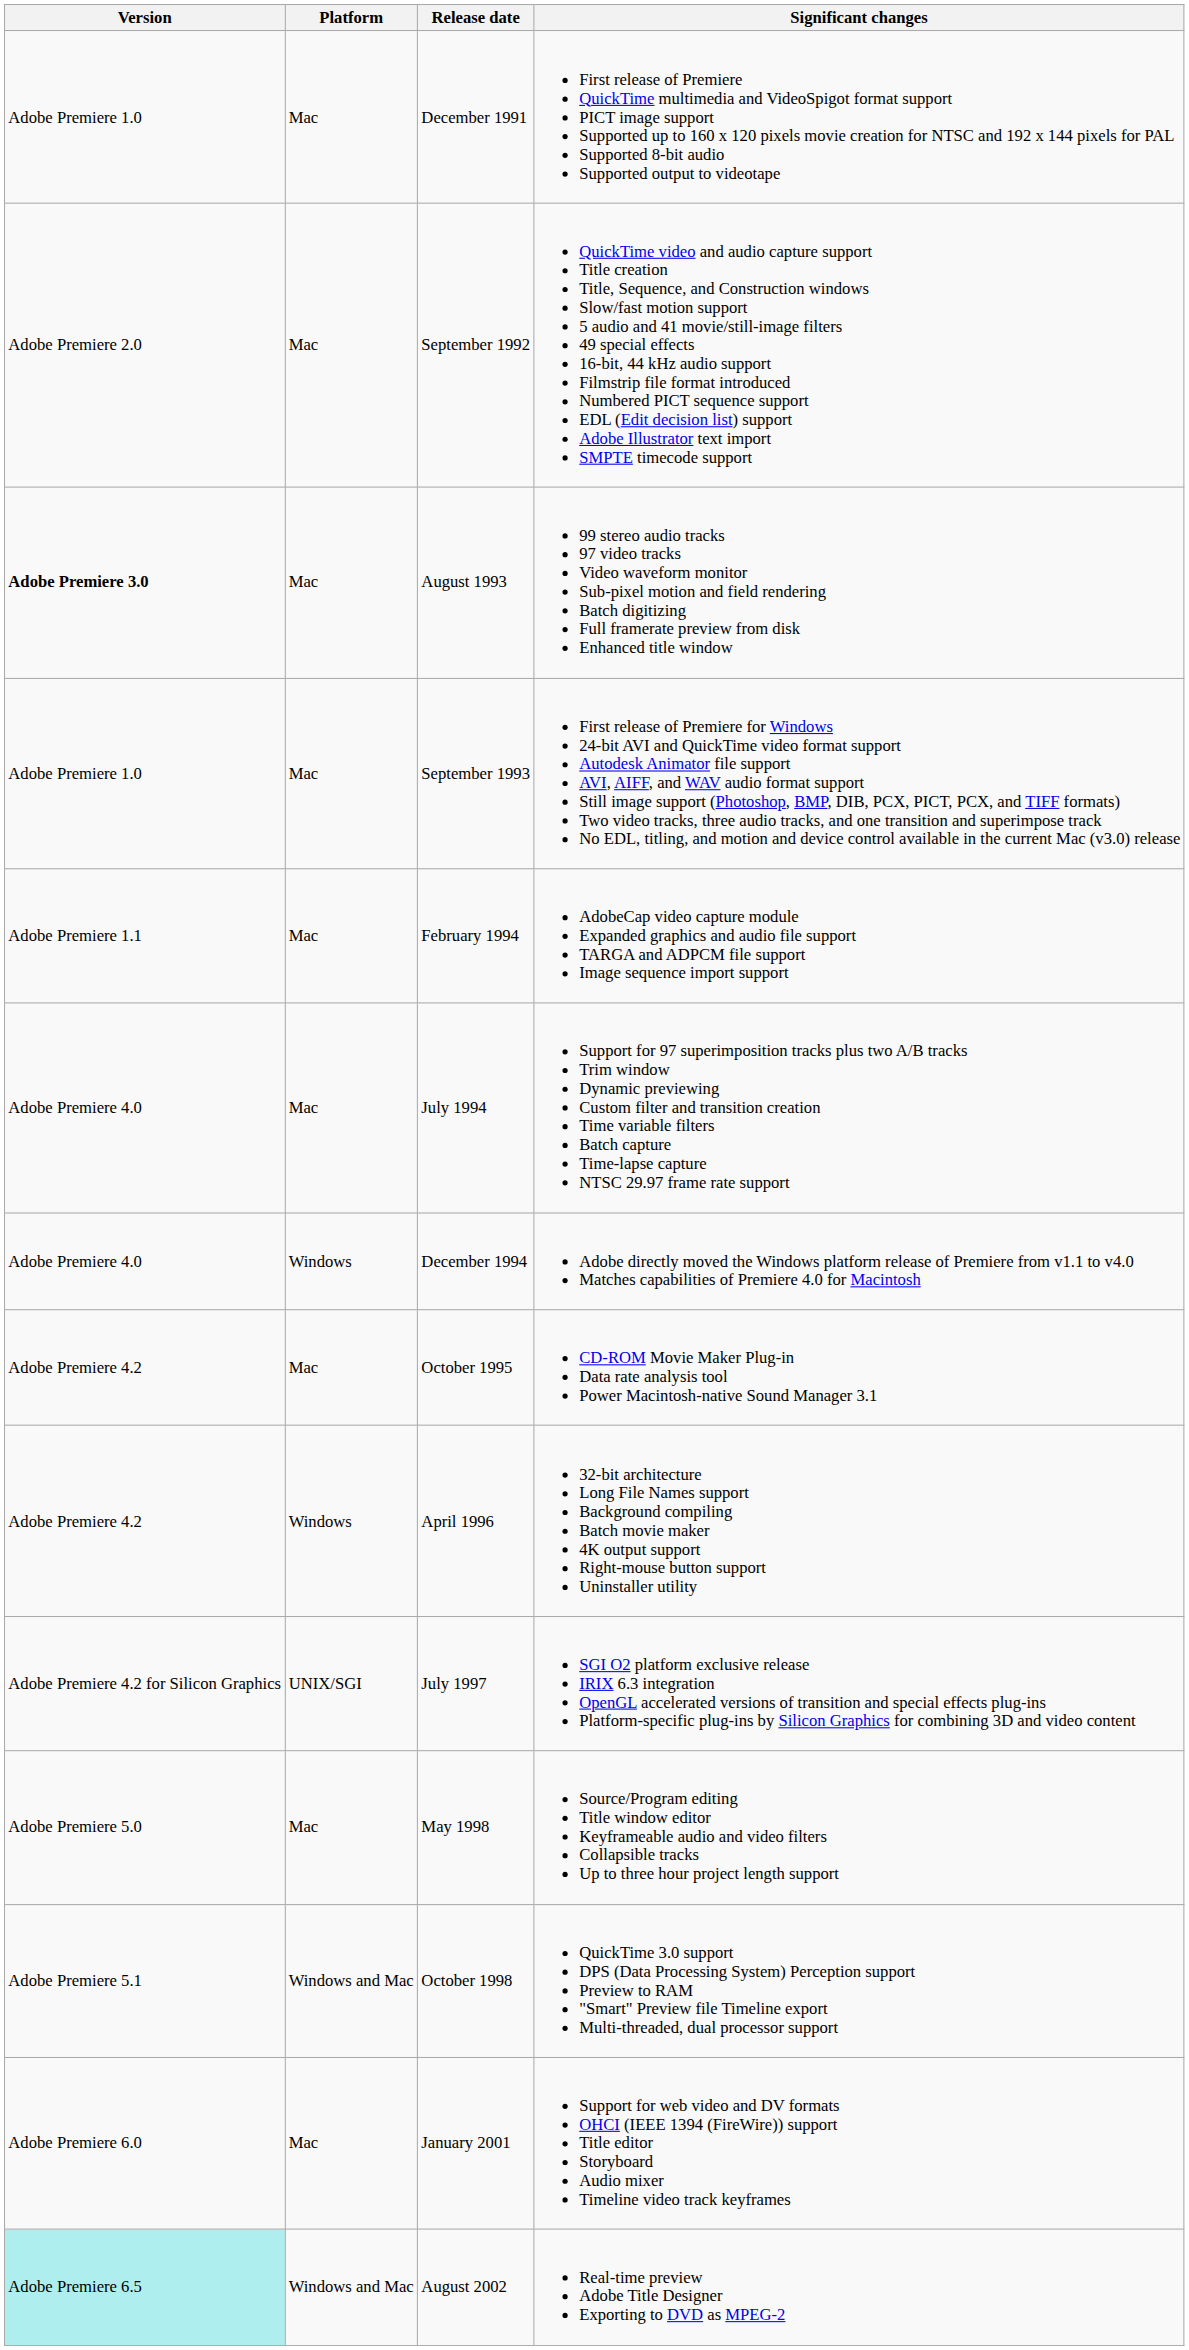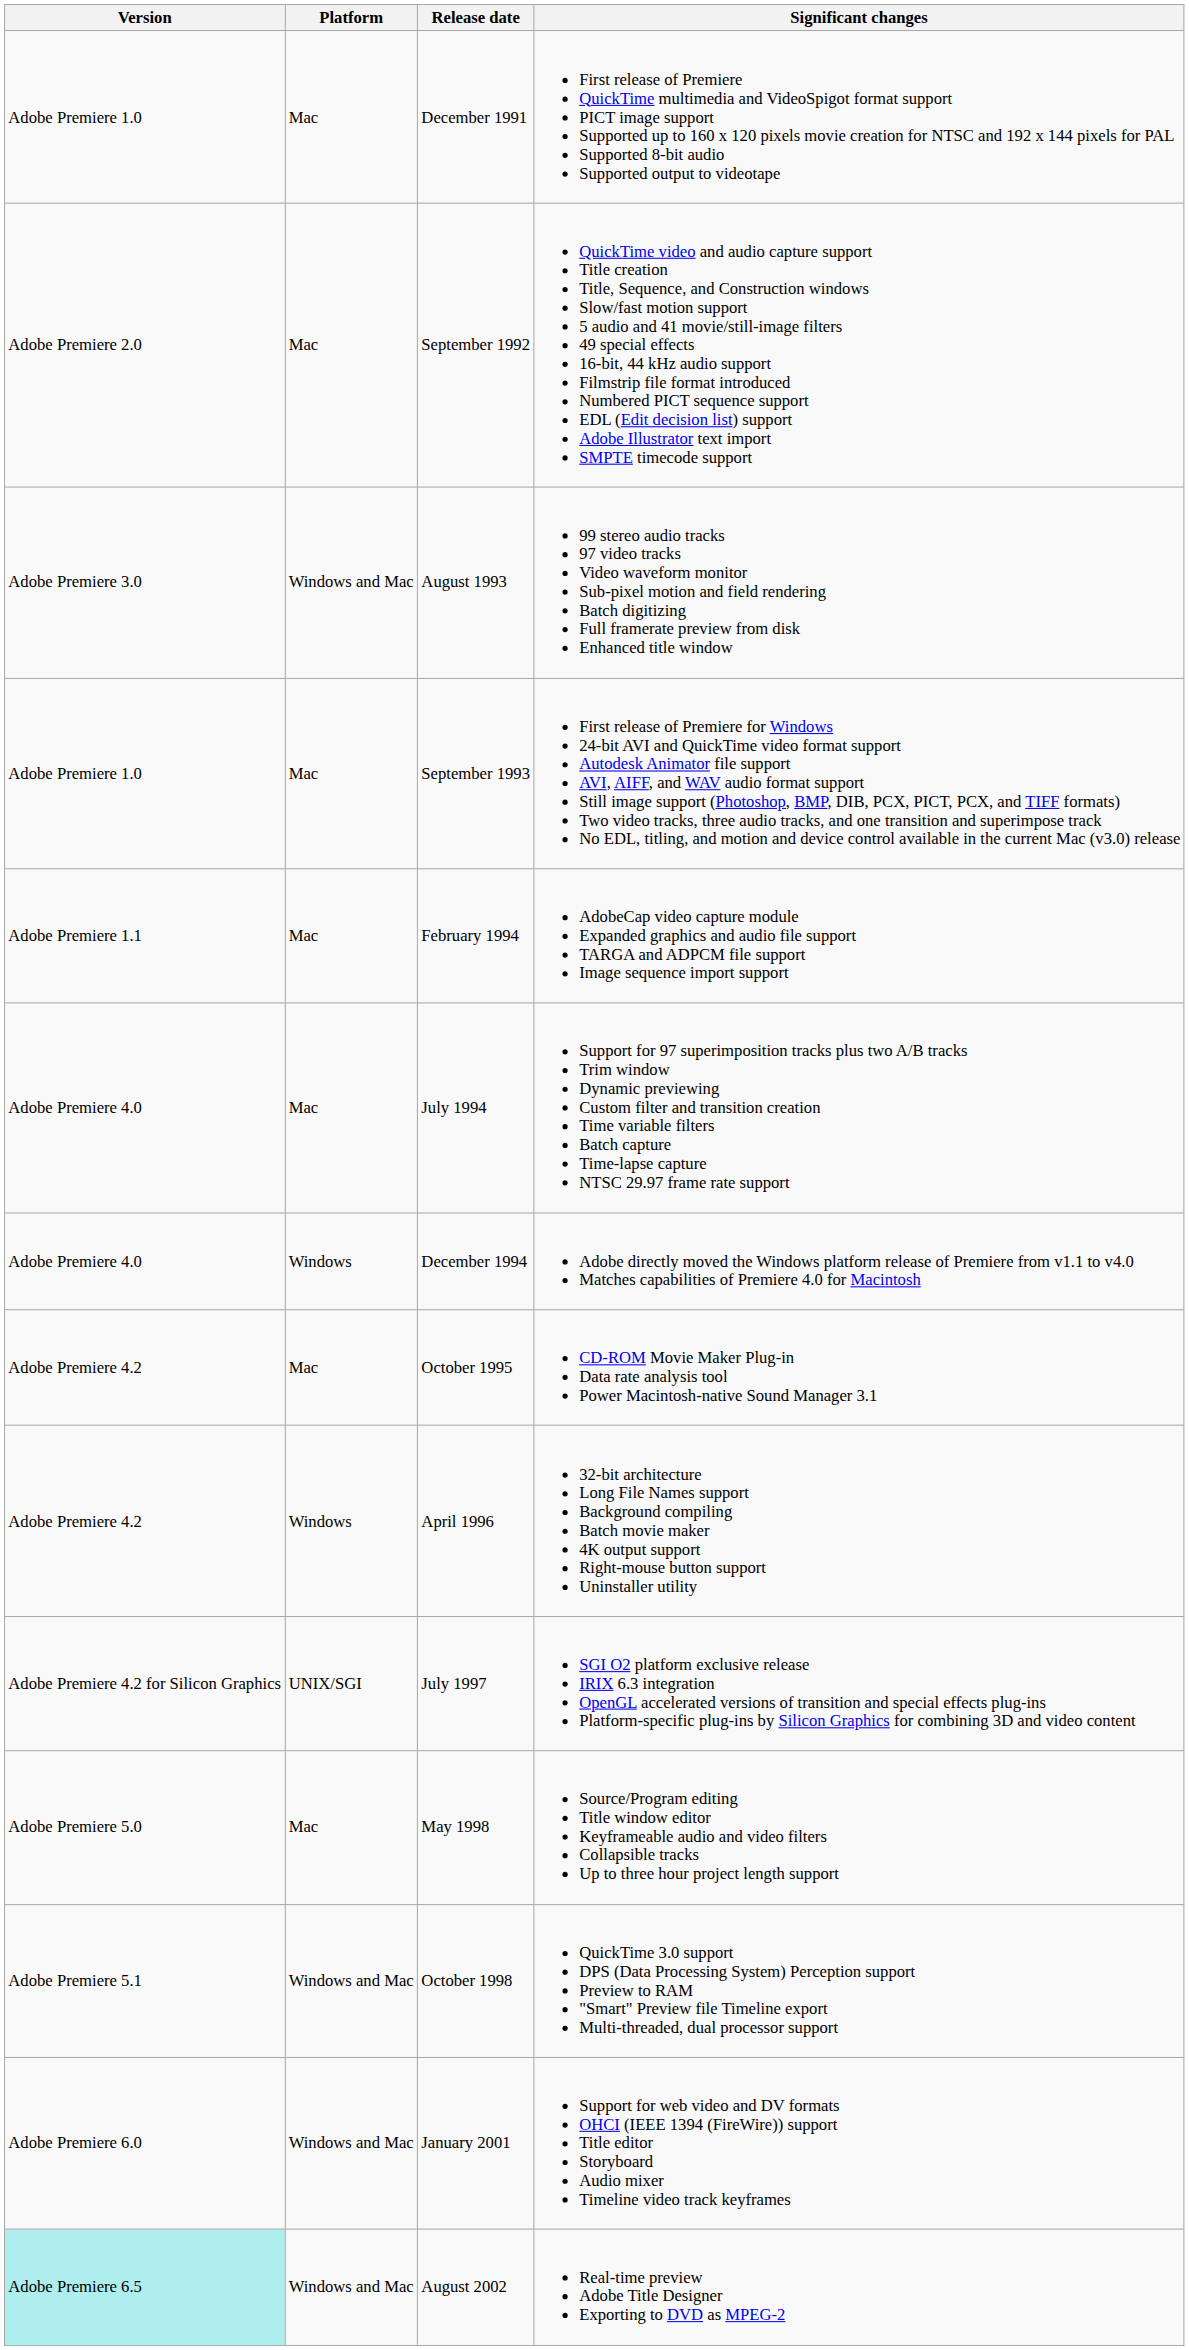(79, 582) bold -> (75, 582) normal
(303, 582) Mac -> (351, 582) Windows and Mac
(303, 2143) Mac -> (351, 2143) Windows and Mac
